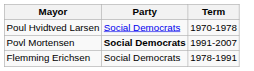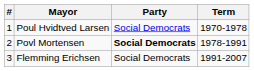+ column: (9, 12)
(214, 43) 1991-2007 -> (224, 43) 1978-1991
(214, 58) 1978-1991 -> (224, 58) 1991-2007
